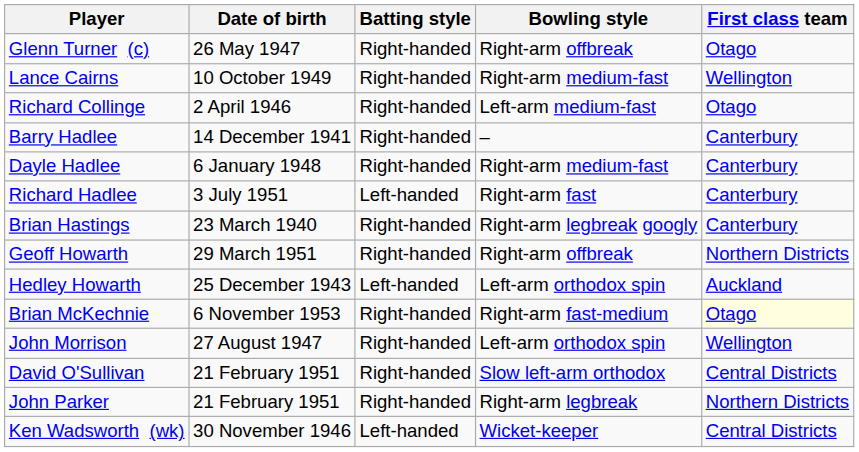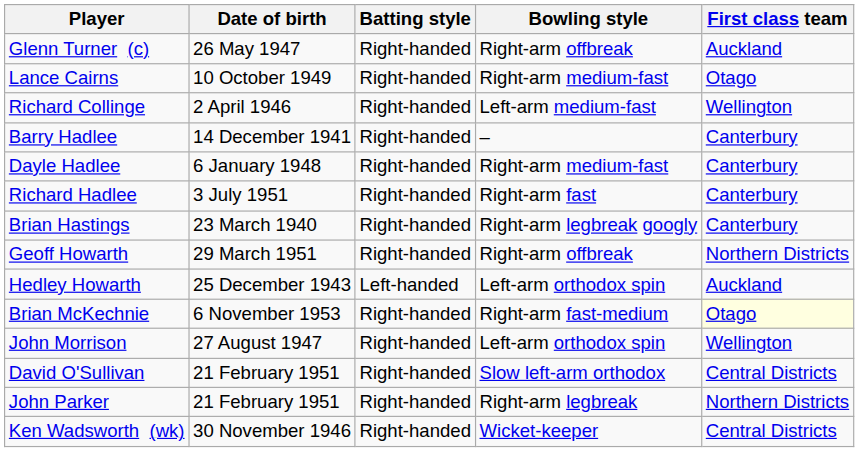(731, 48) Otago -> (744, 48) Auckland
(749, 78) Wellington -> (731, 78) Otago
(731, 107) Otago -> (749, 107) Wellington
(409, 195) Left-handed -> (415, 195) Right-handed
(409, 431) Left-handed -> (415, 431) Right-handed
